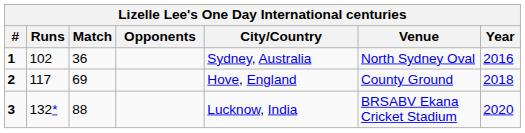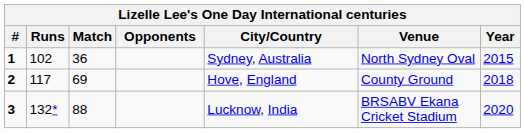(498, 58) 2016 -> (498, 58) 2015
